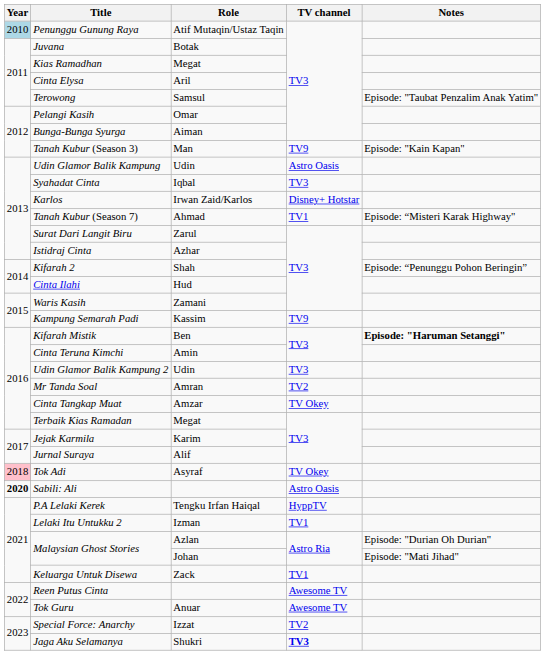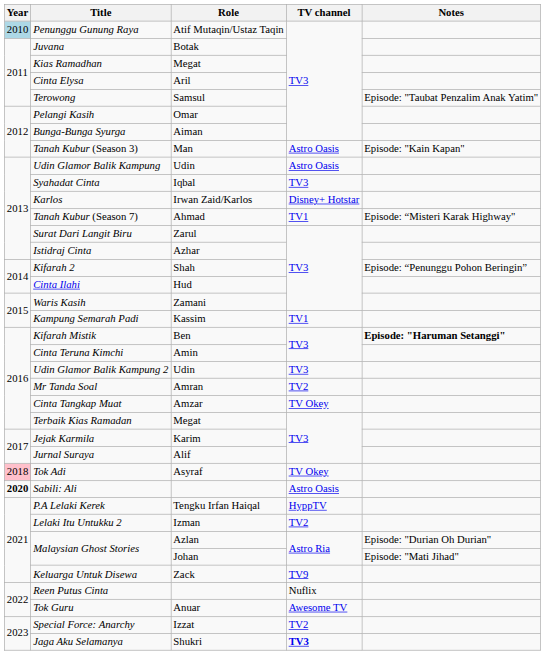(298, 149) TV9 -> (314, 149) Astro Oasis
(298, 319) TV9 -> (298, 319) TV1
(298, 523) TV1 -> (298, 523) TV2
(298, 574) TV1 -> (298, 574) TV9
(318, 591) Awesome TV -> (303, 591) Nuflix
